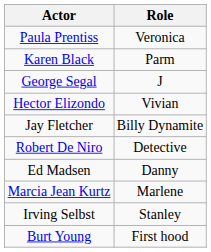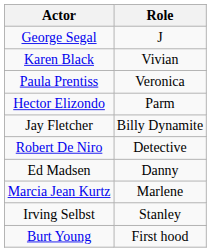rows swapped: (59, 81) <-> (59, 37)
(160, 59) Parm -> (160, 59) Vivian
(160, 103) Vivian -> (160, 103) Parm
